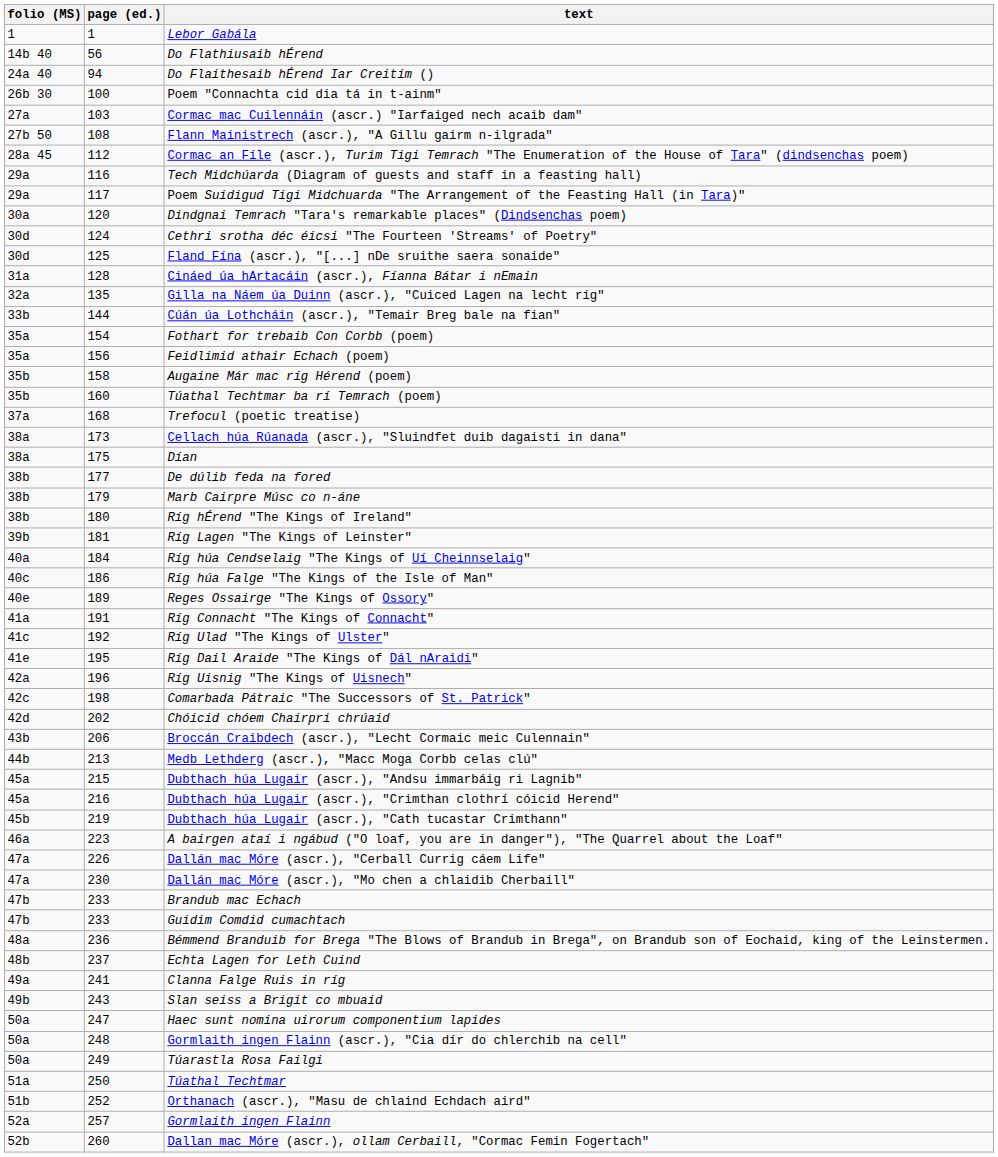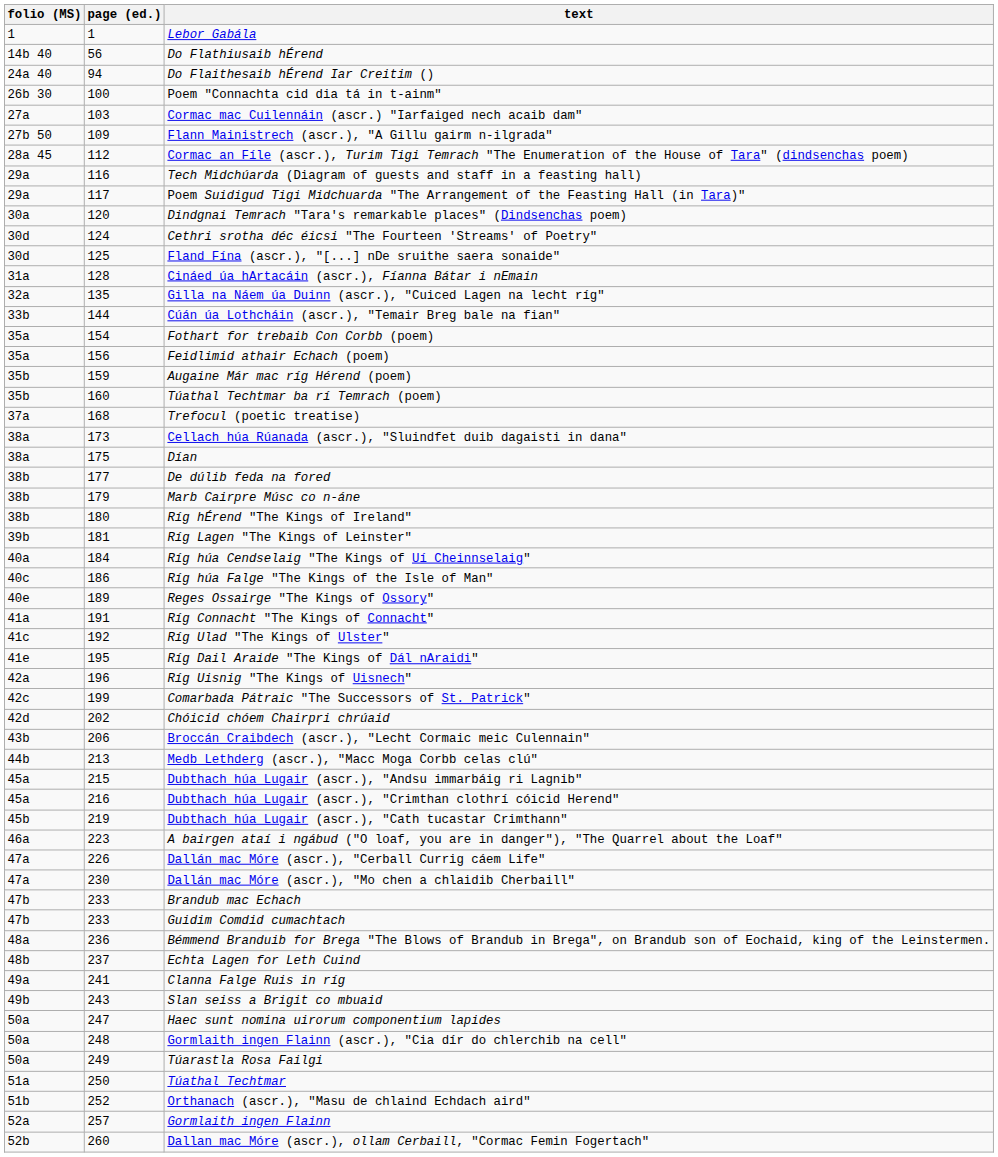(99, 135) 108 -> (99, 135) 109
(99, 377) 158 -> (99, 377) 159
(99, 699) 198 -> (99, 699) 199
